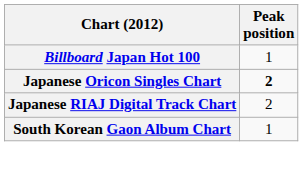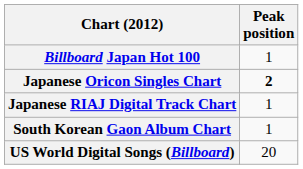(269, 104) 2 -> (269, 104) 1
+ row: (122, 152)
